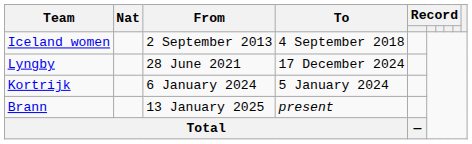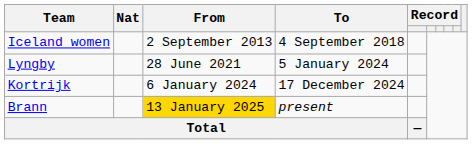(342, 64) 17 December 2024 -> (334, 64) 5 January 2024
(334, 86) 5 January 2024 -> (342, 86) 17 December 2024
(205, 107) no background -> (205, 107) gold background
